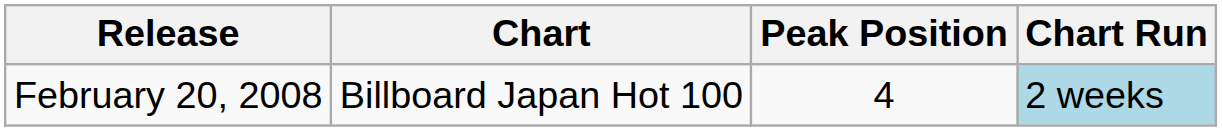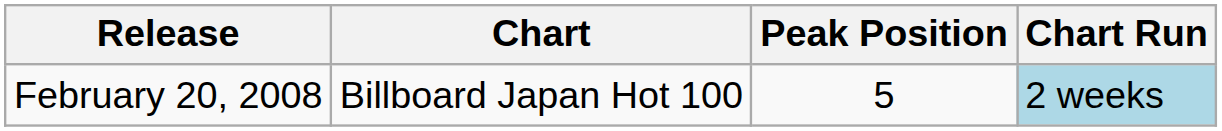(884, 94) 4 -> (884, 94) 5
